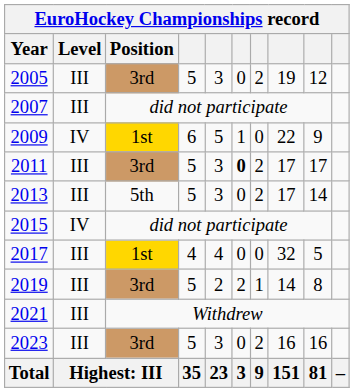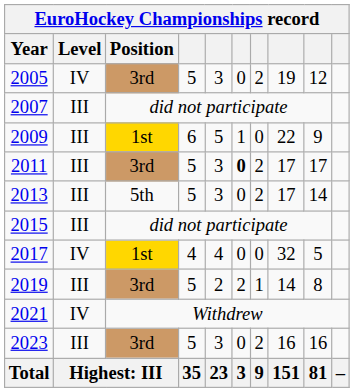(80, 78) III -> (80, 78) IV
(80, 136) IV -> (80, 136) III
(80, 225) IV -> (80, 225) III
(80, 254) III -> (80, 254) IV
(80, 313) III -> (80, 313) IV
